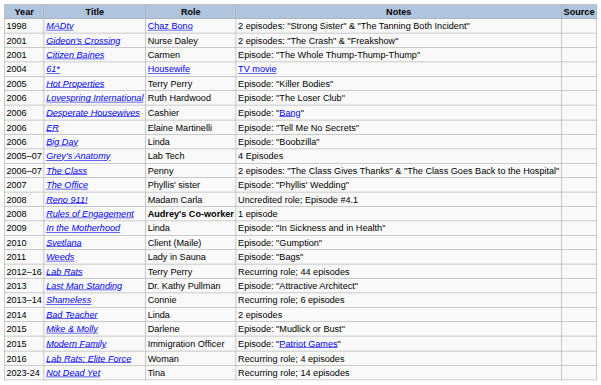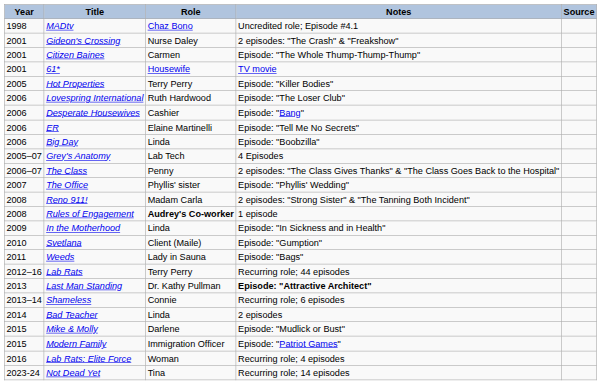(354, 26) 2 episodes: "Strong Sister" & "The Tanning Both Incident" -> (298, 26) Uncredited role; Episode #4.1
(17, 69) 2004 -> (17, 69) 2001
(298, 199) Uncredited role; Episode #4.1 -> (354, 199) 2 episodes: "Strong Sister" & "The Tanning Both Incident"
(298, 286) normal -> (305, 286) bold
